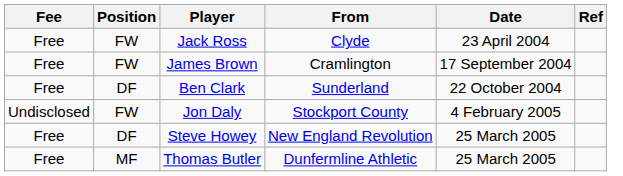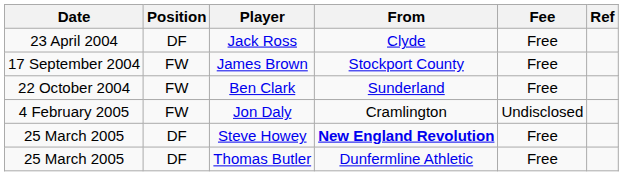columns swapped: (506, 17) <-> (49, 17)
(127, 40) FW -> (177, 40) DF
(350, 64) Cramlington -> (406, 64) Stockport County
(127, 88) DF -> (177, 88) FW
(350, 112) Stockport County -> (406, 112) Cramlington
(350, 136) normal -> (406, 136) bold
(127, 160) MF -> (177, 160) DF
